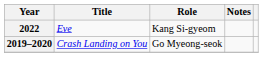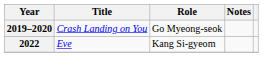rows swapped: (29, 44) <-> (29, 28)
